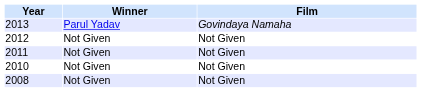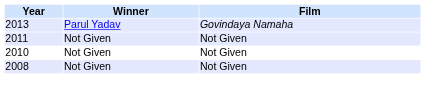- row: (17, 39)
